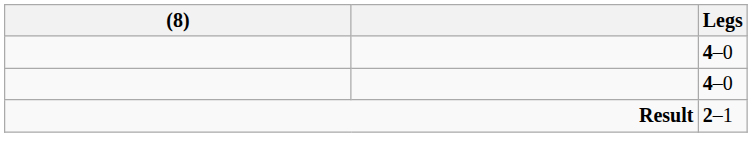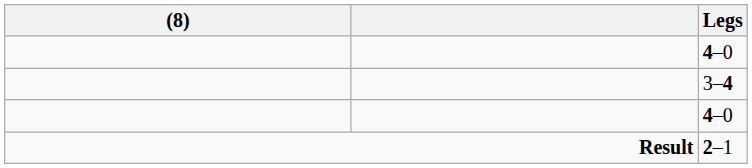+ row: (178, 84)
